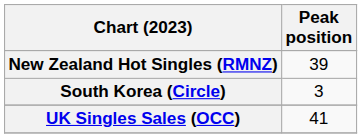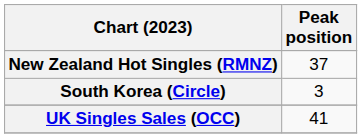(319, 64) 39 -> (319, 64) 37
